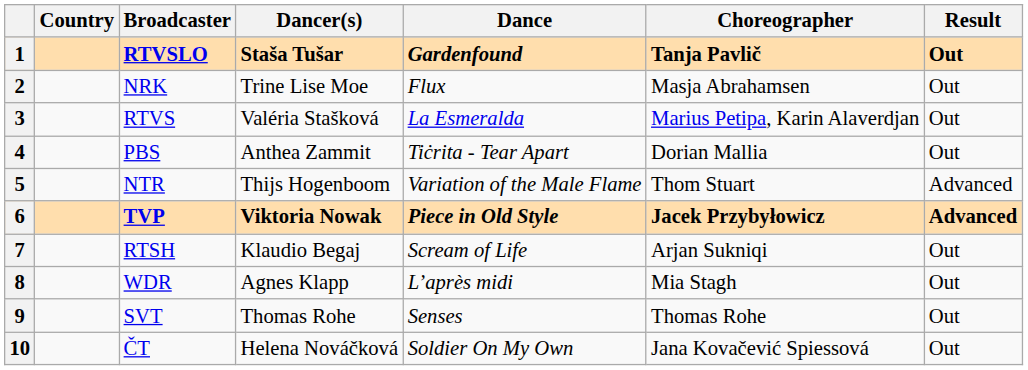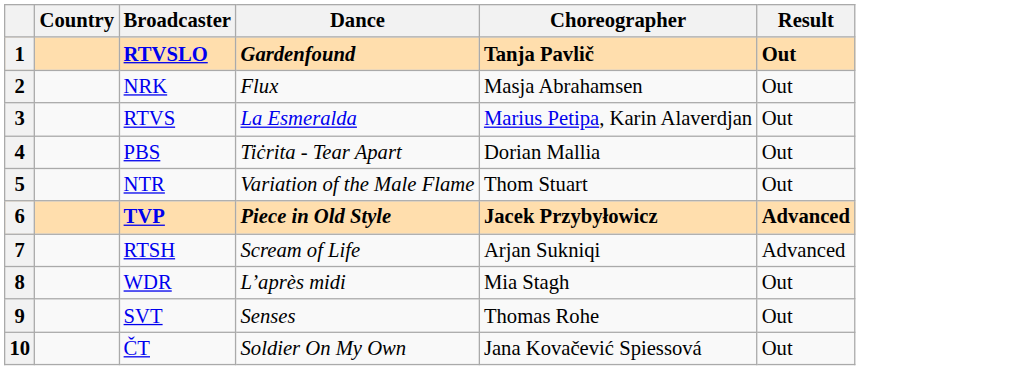- column: (319, 20)
(971, 184) Advanced -> (777, 184) Out
(944, 250) Out -> (804, 250) Advanced
